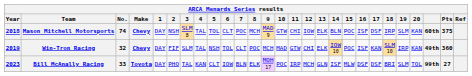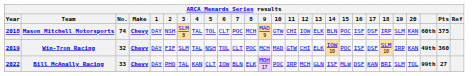(376, 47) KAN -> (373, 47) DSF
(13, 63) 2023 -> (13, 63) 2022
(141, 63) Toyota -> (140, 63) Chevy
(376, 63) DSF -> (373, 63) KAN
